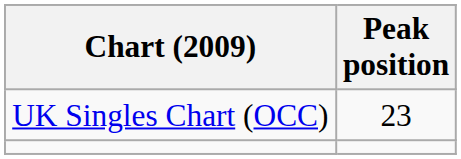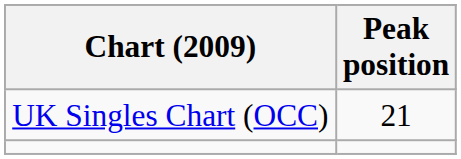(396, 114) 23 -> (396, 114) 21
